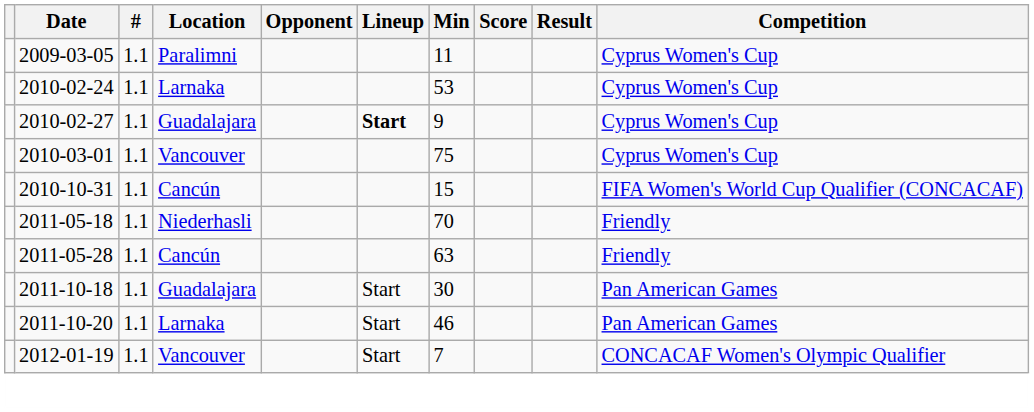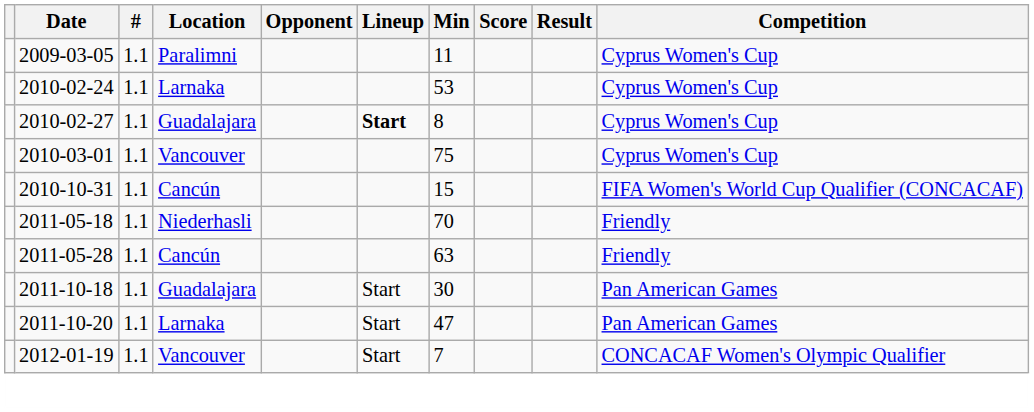(439, 122) 9 -> (439, 122) 8
(444, 323) 46 -> (444, 323) 47
